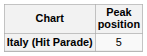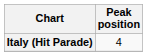(119, 42) 5 -> (119, 42) 4
